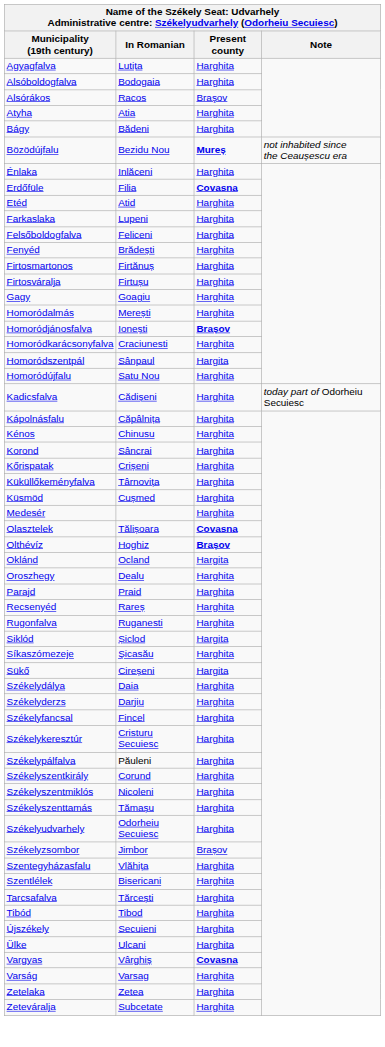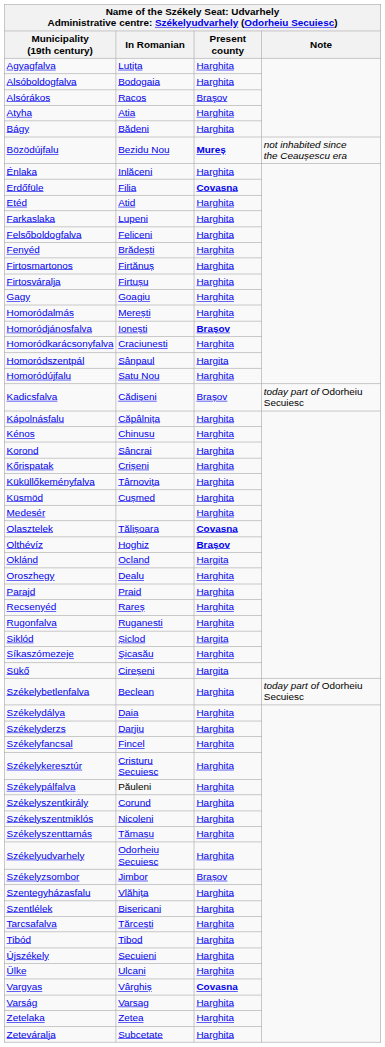(215, 397) Harghita -> (212, 397) Brașov
+ row: (48, 691)
